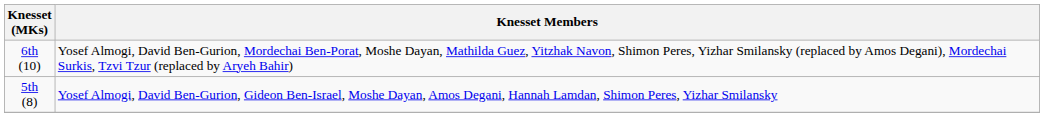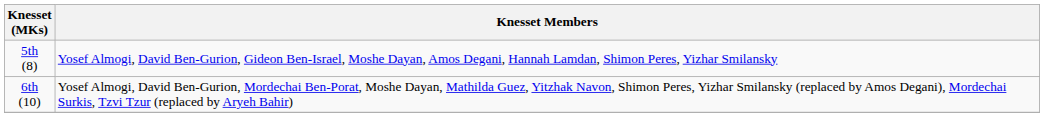rows swapped: (30, 94) <-> (30, 58)
